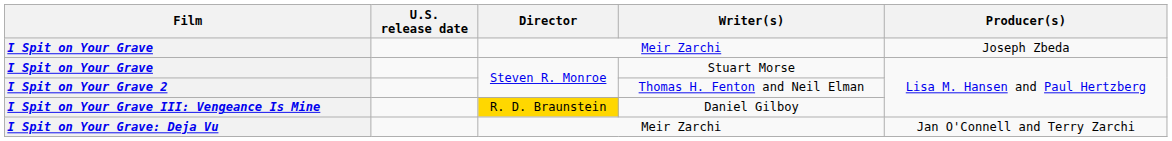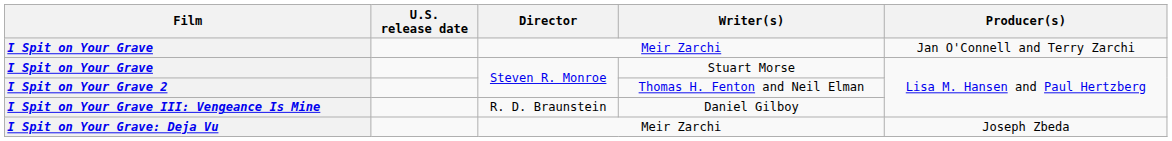(1026, 48) Joseph Zbeda -> (1026, 48) Jan O'Connell and Terry Zarchi
(548, 107) gold background -> (548, 107) no background
(1026, 127) Jan O'Connell and Terry Zarchi -> (1026, 127) Joseph Zbeda
